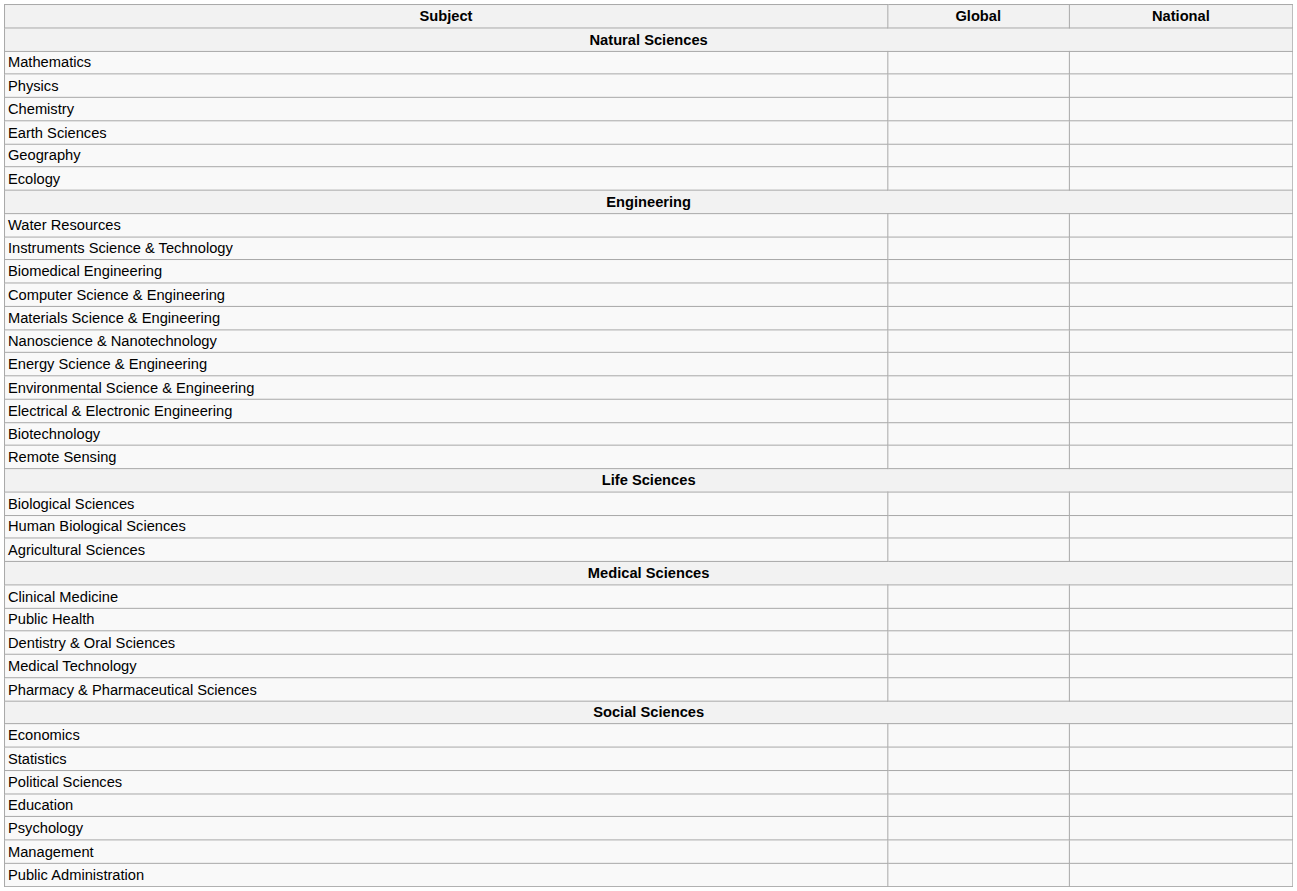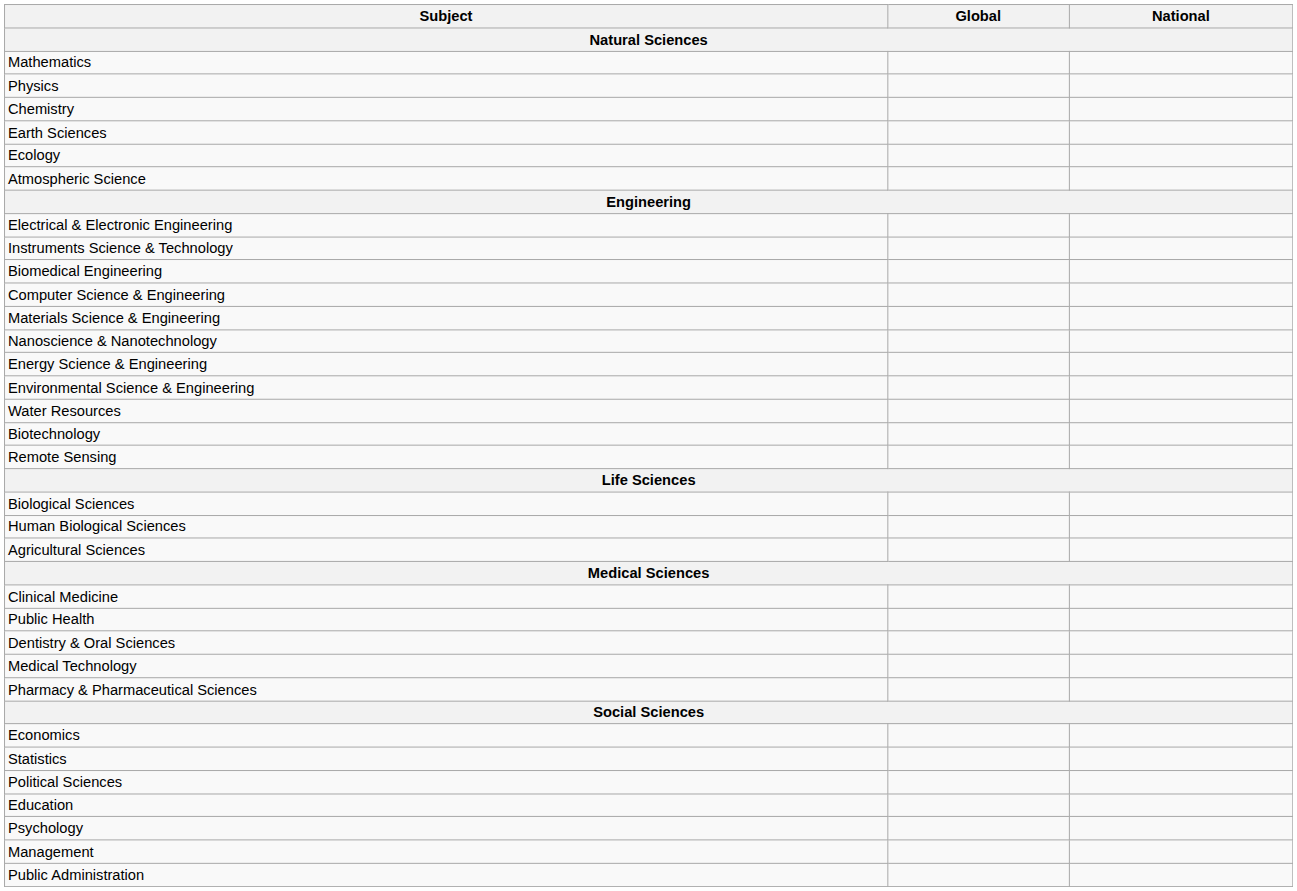- row: (44, 156)
+ row: (77, 179)
rows swapped: (120, 411) <-> (64, 225)
